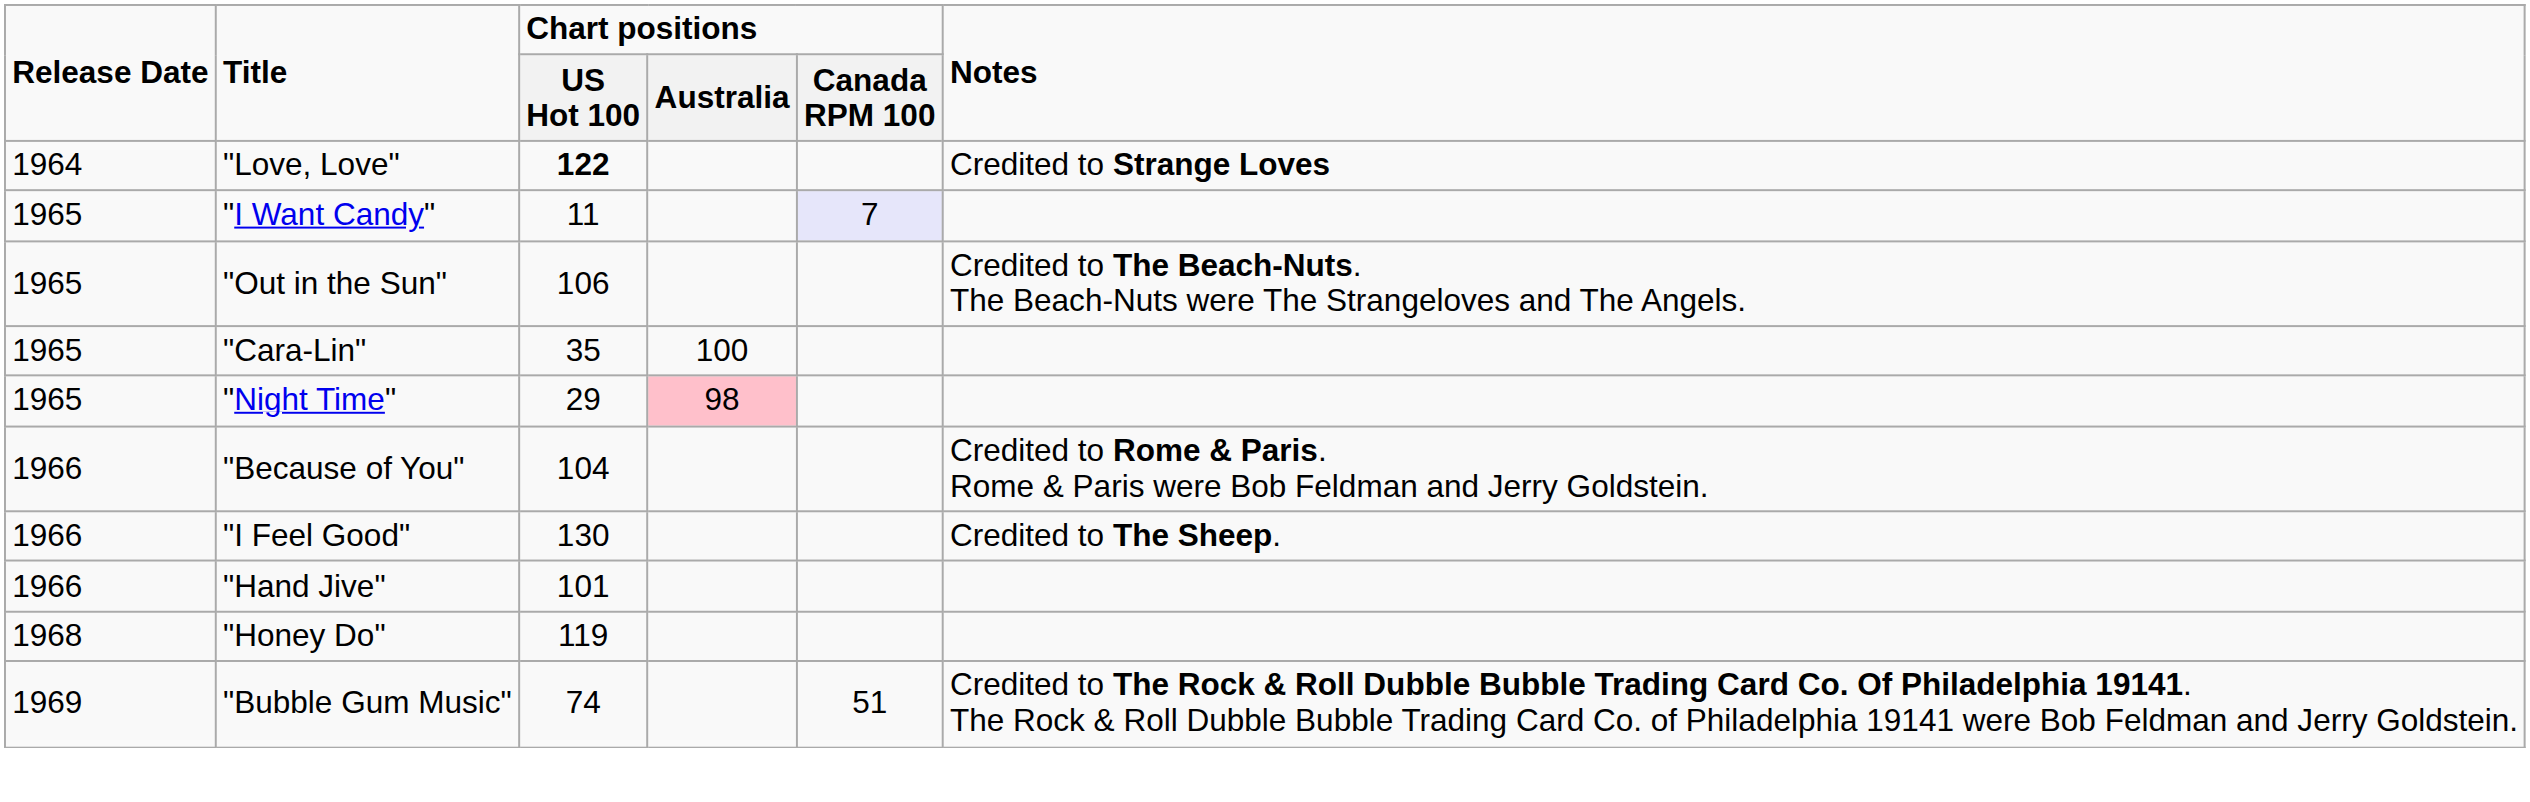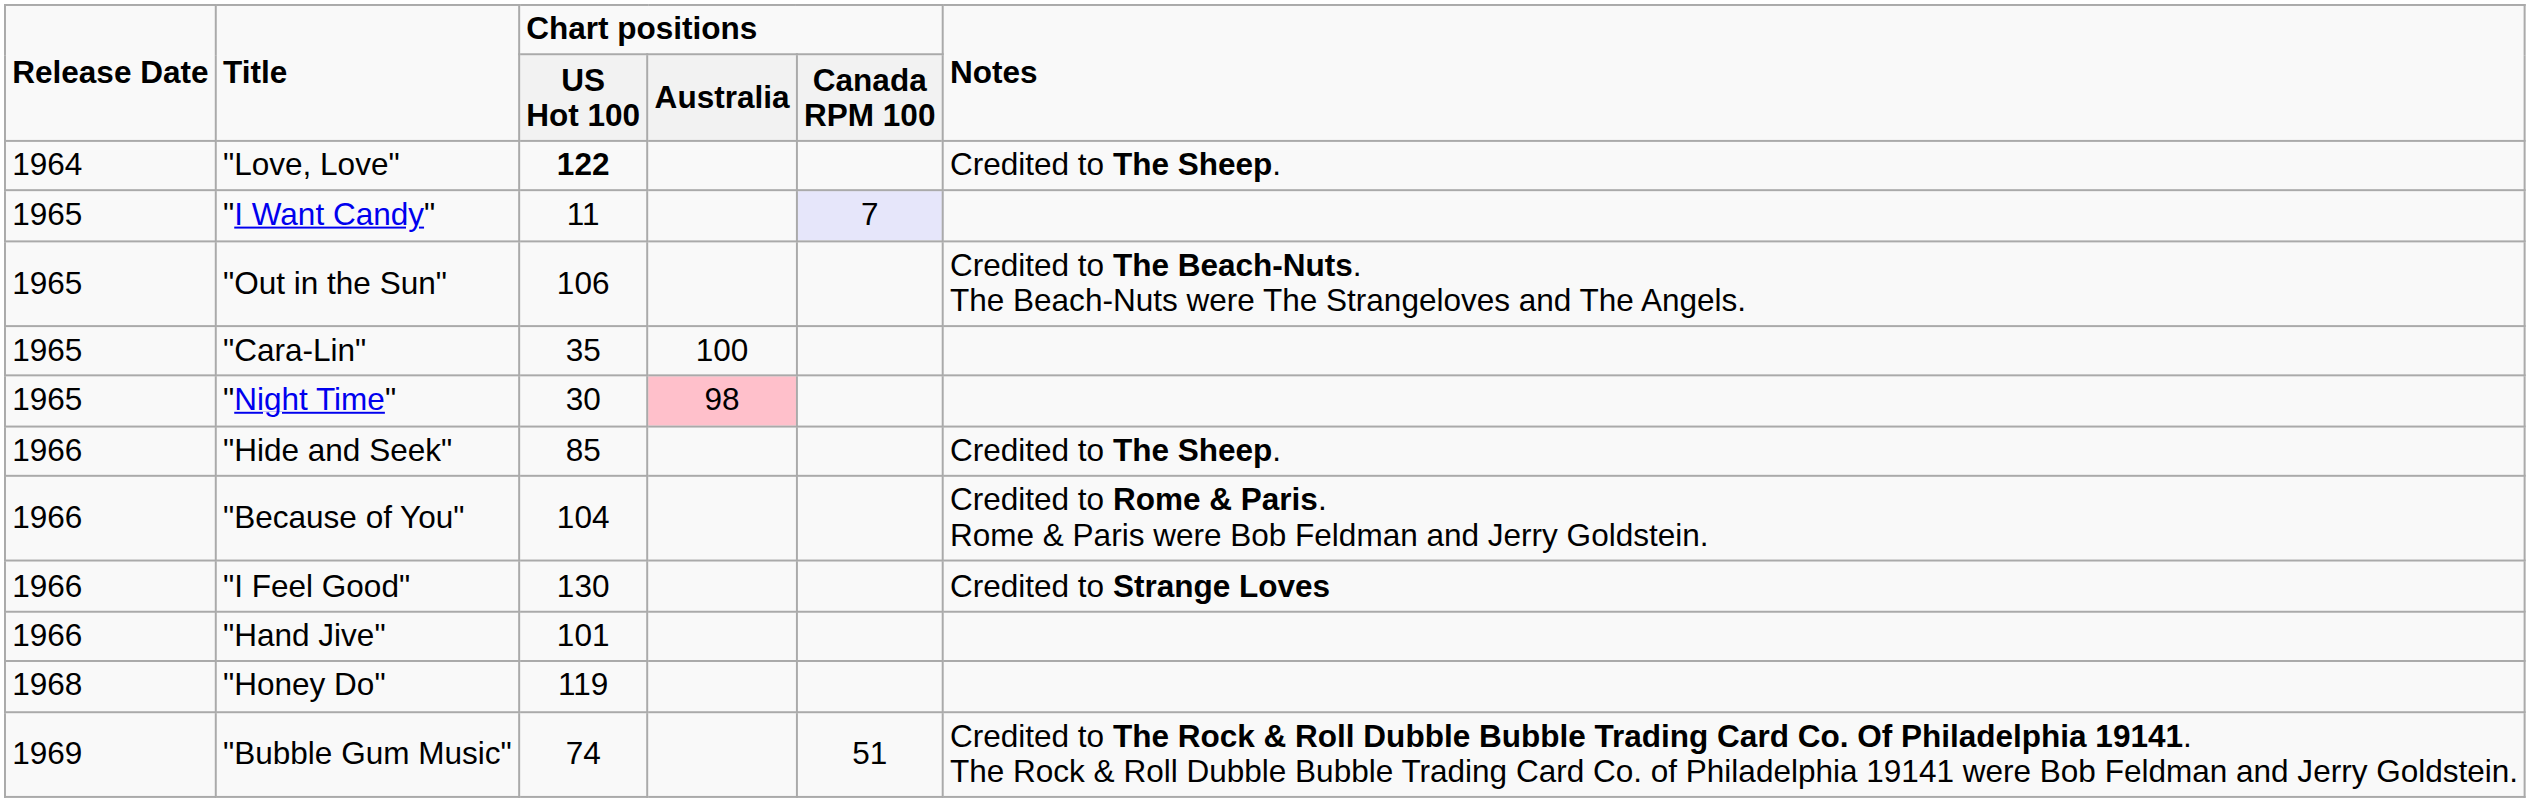(1140, 164) Credited to Strange Loves -> (1116, 164) Credited to The Sheep.
(583, 400) 29 -> (583, 400) 30
+ row: (338, 450)
(1116, 535) Credited to The Sheep. -> (1140, 585) Credited to Strange Loves
